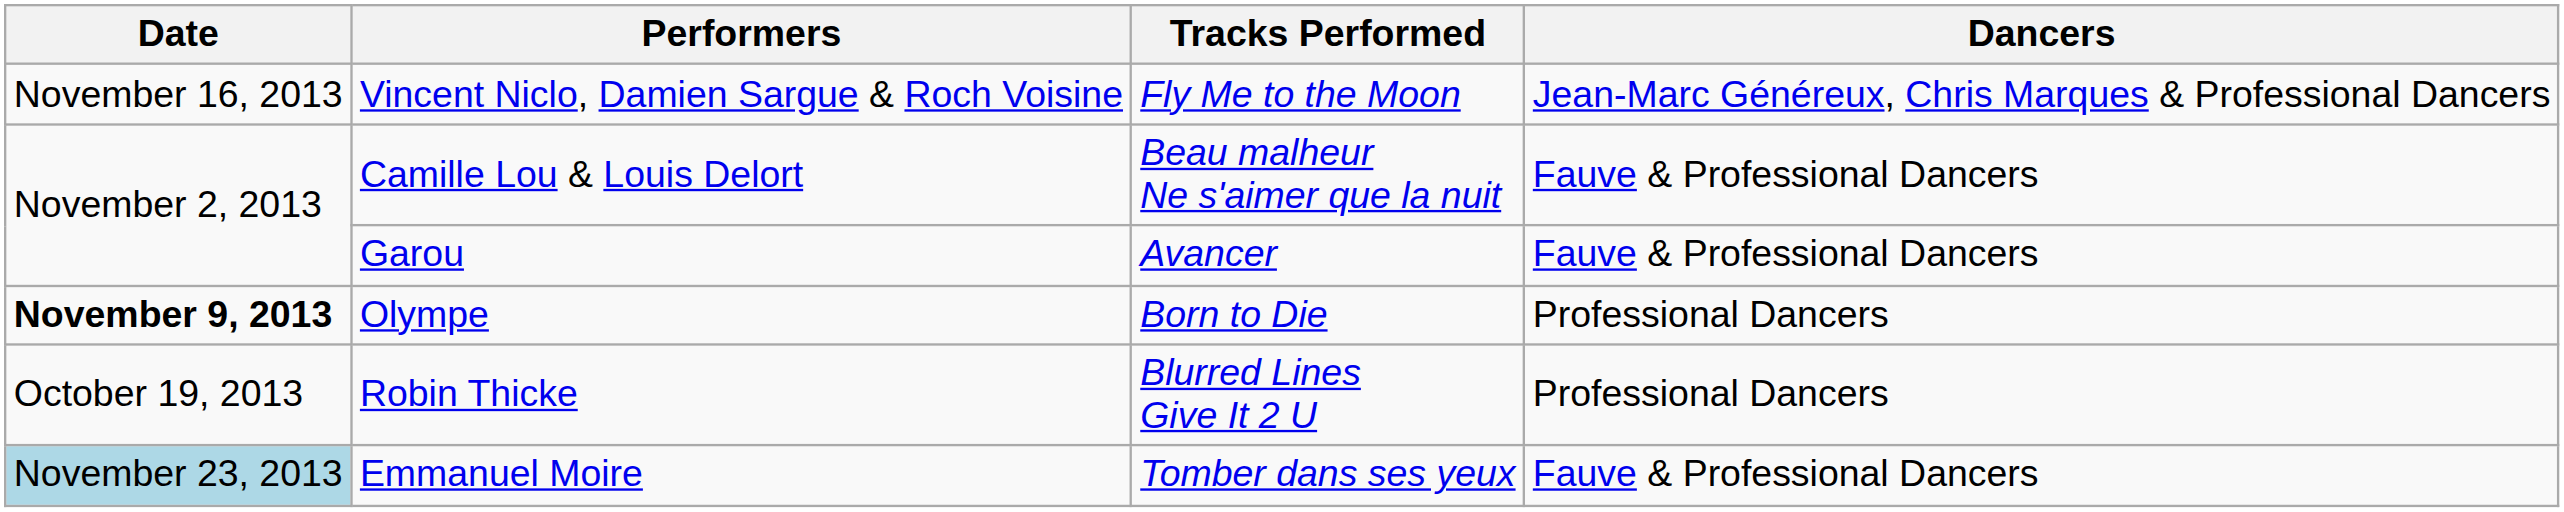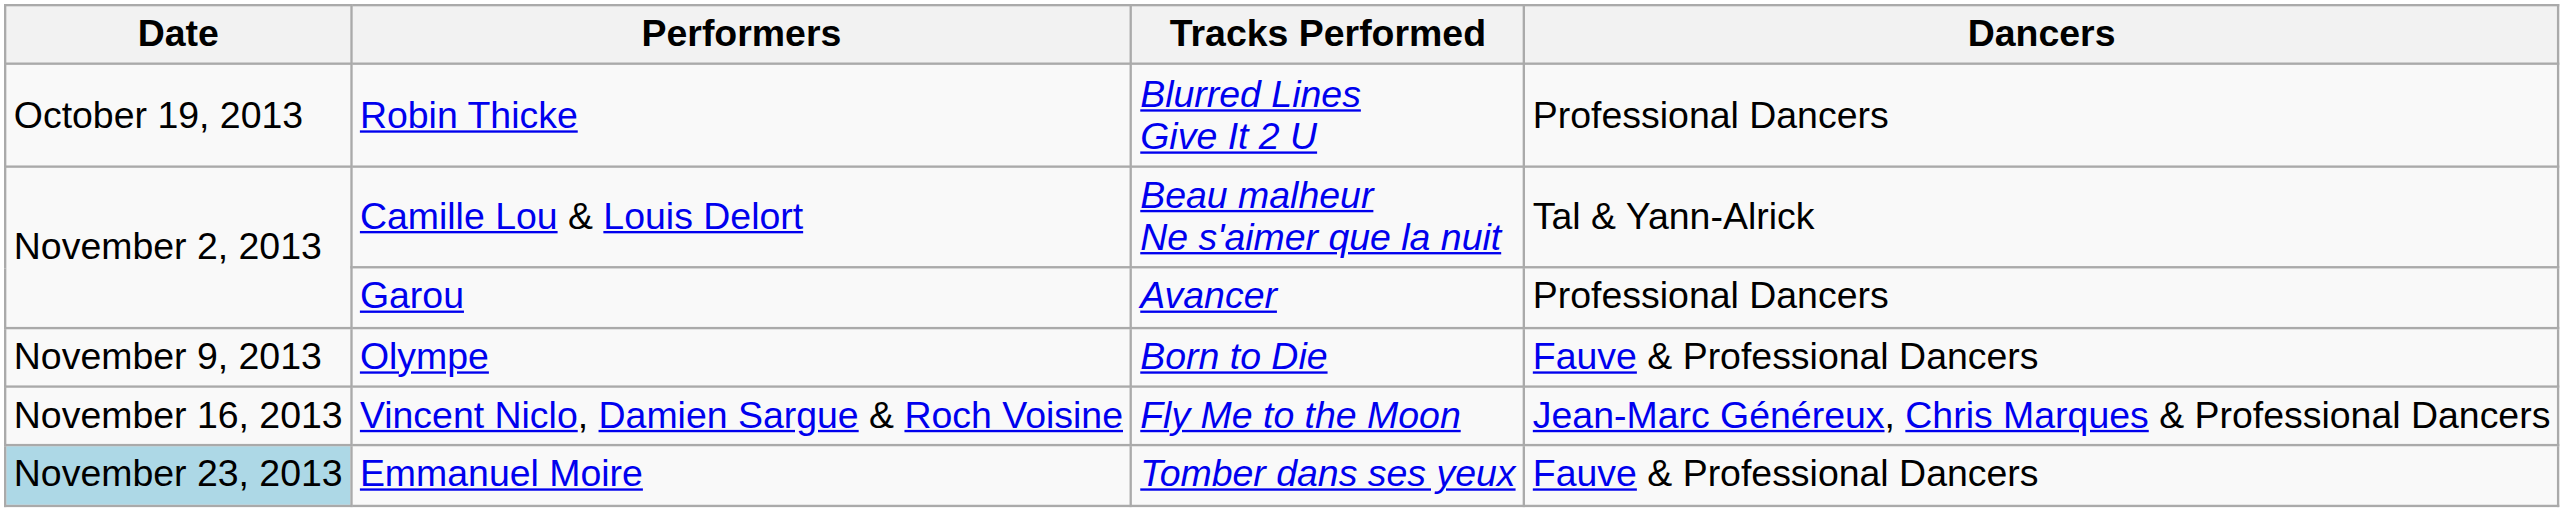rows swapped: (469, 394) <-> (741, 93)
(1786, 174) Fauve & Professional Dancers -> (1674, 216) Tal & Yann-Alrick
(1786, 254) Fauve & Professional Dancers -> (1711, 296) Professional Dancers
(173, 313) bold -> (168, 355) normal
(1711, 313) Professional Dancers -> (1786, 355) Fauve & Professional Dancers
